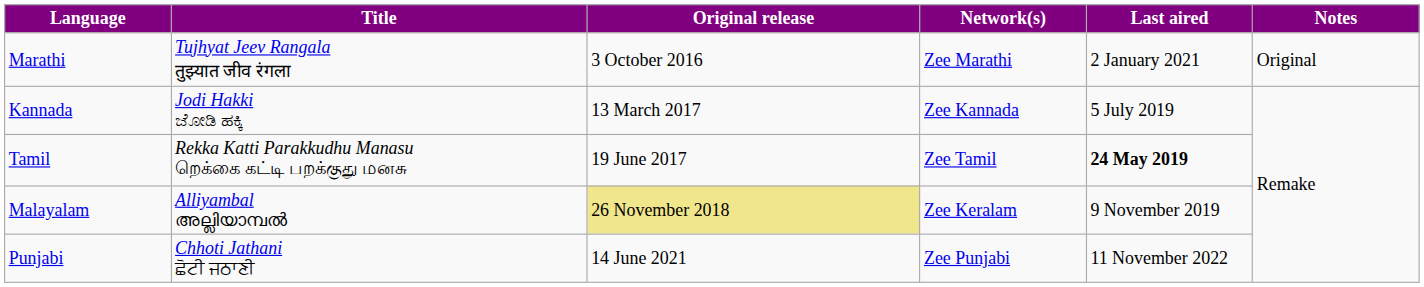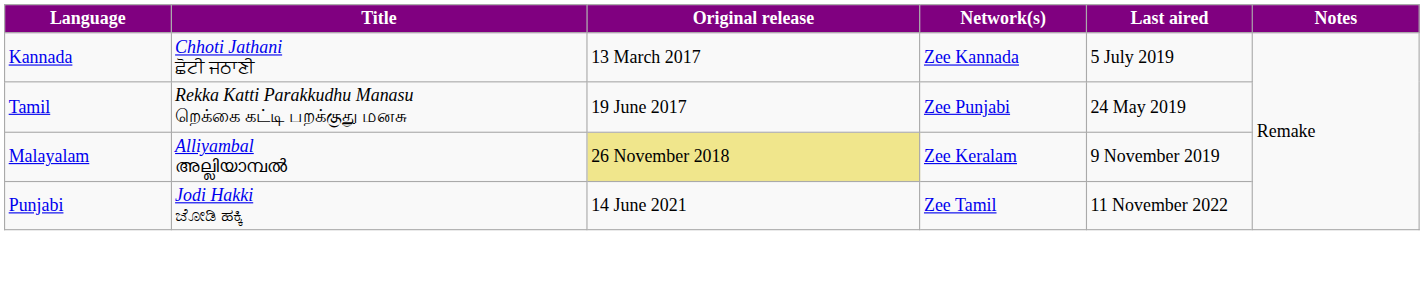- row: (37, 59)
(214, 110) Jodi Hakki ಜೋಡಿ ಹಕ್ಕಿ -> (229, 57) Chhoti Jathani ਛੋਟੀ ਜਠਾਣੀ
(960, 159) Zee Tamil -> (967, 106) Zee Punjabi
(1139, 159) bold -> (1138, 106) normal
(229, 258) Chhoti Jathani ਛੋਟੀ ਜਠਾਣੀ -> (214, 205) Jodi Hakki ಜೋಡಿ ಹಕ್ಕಿ
(967, 258) Zee Punjabi -> (960, 205) Zee Tamil
